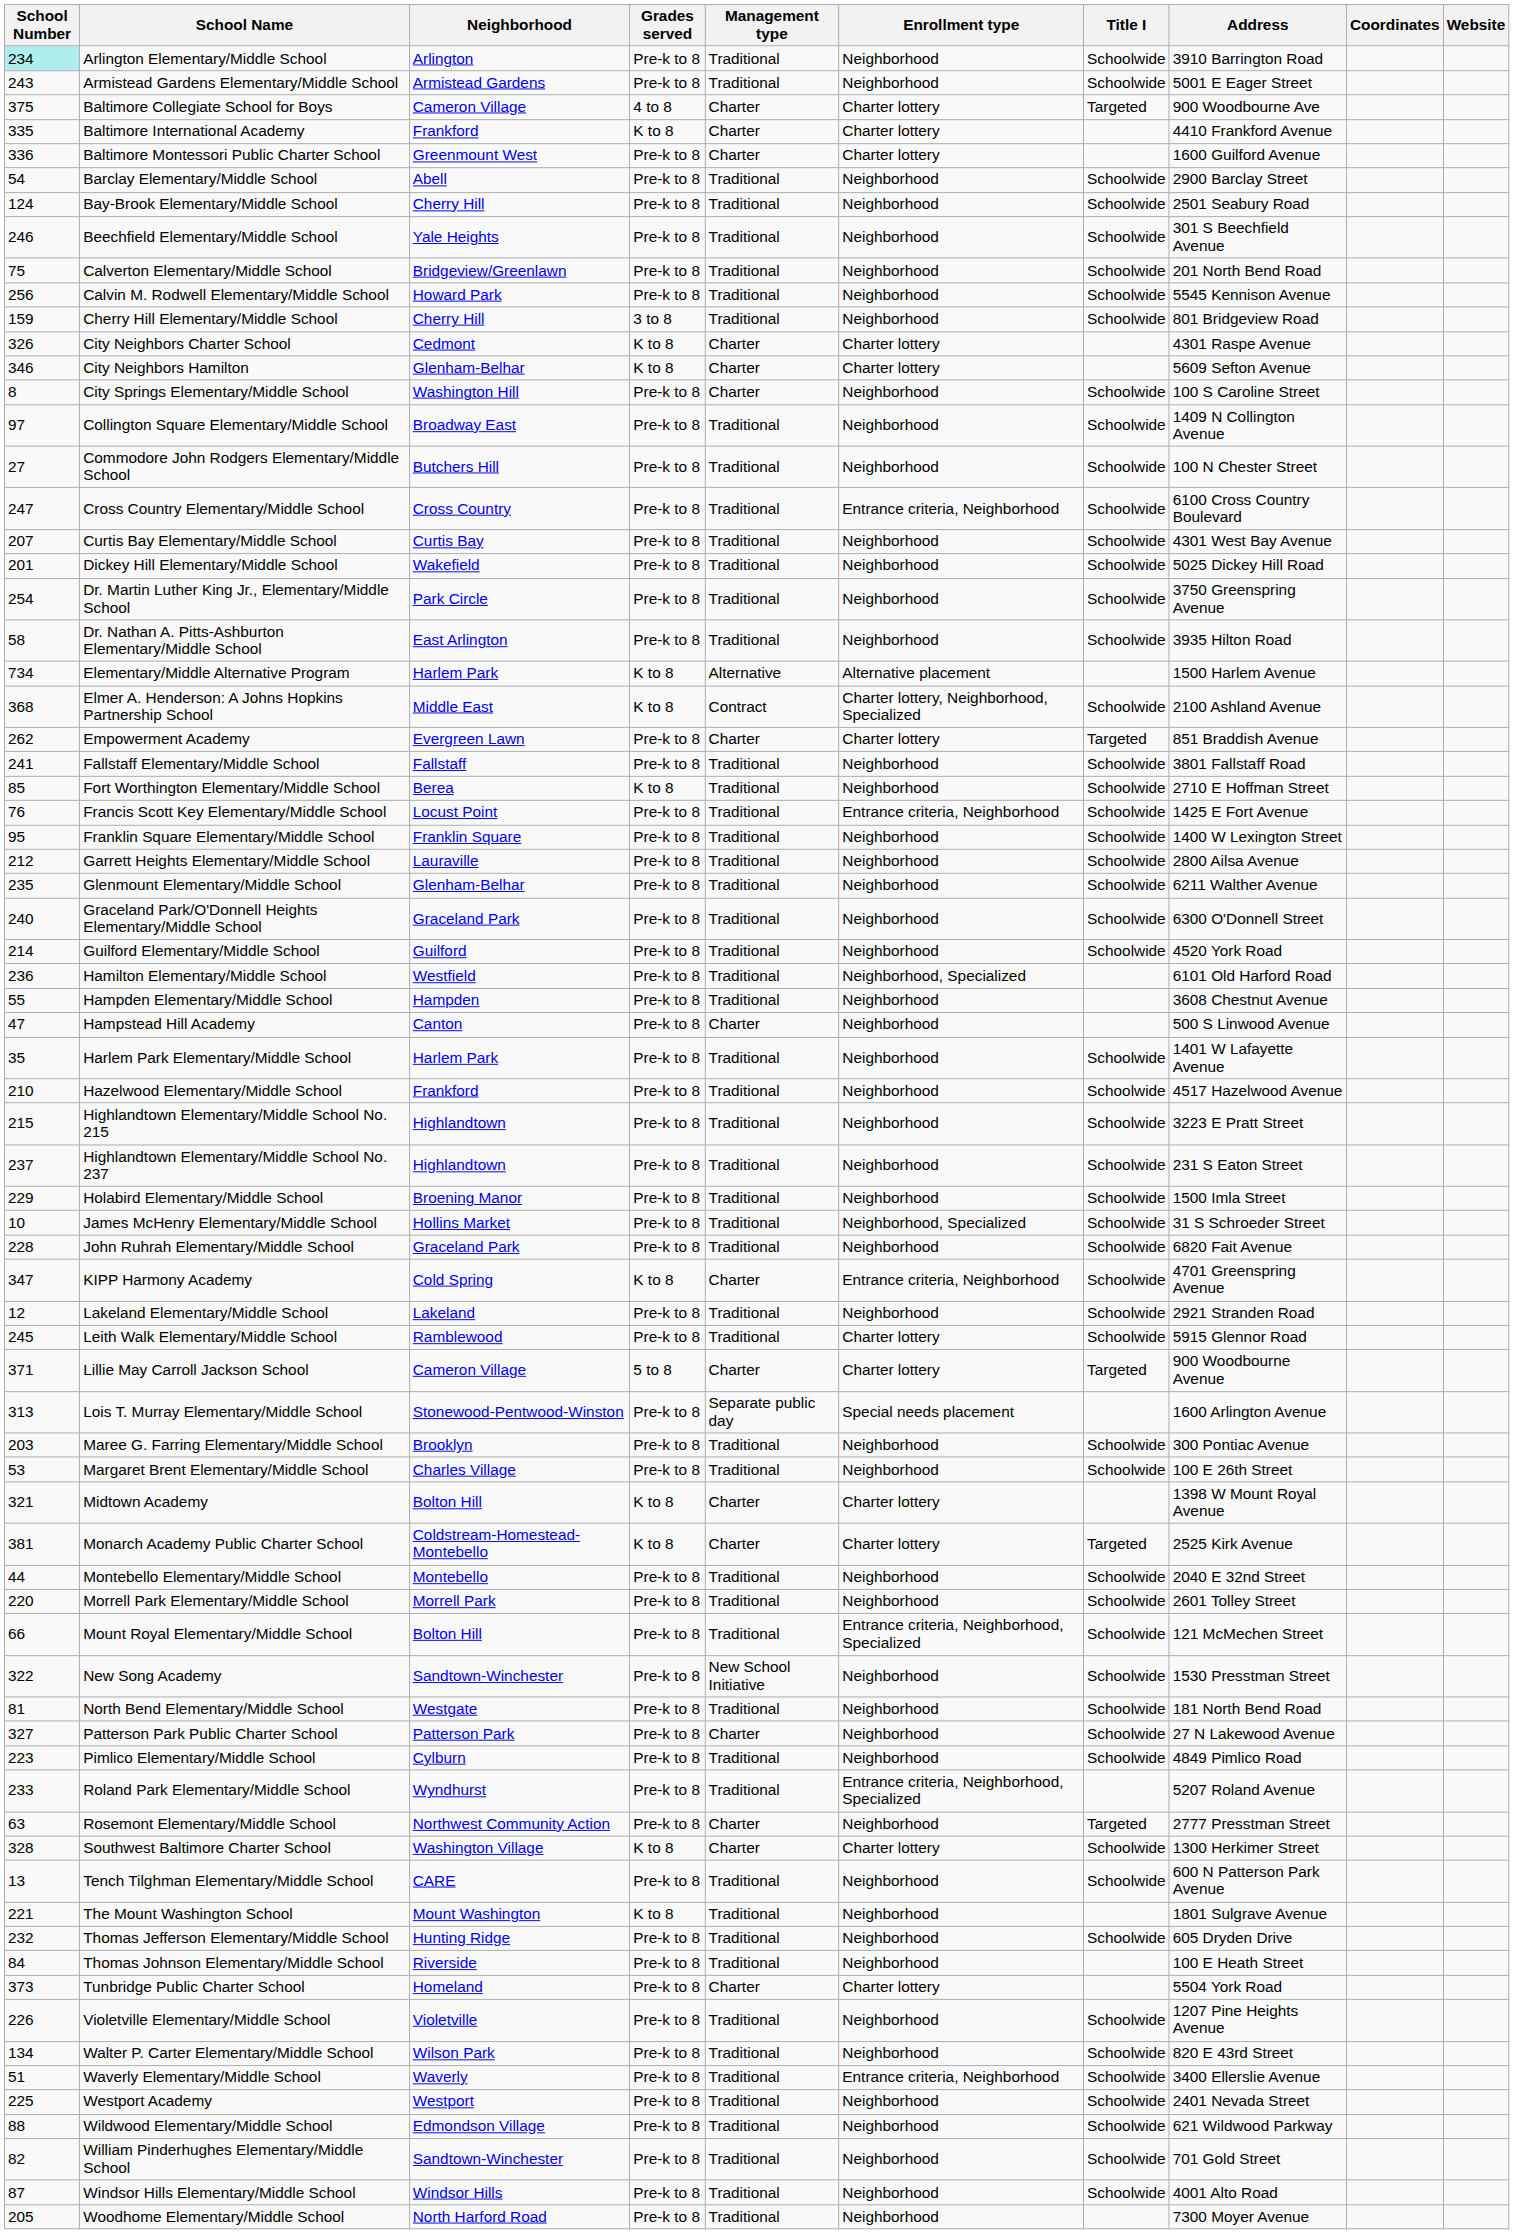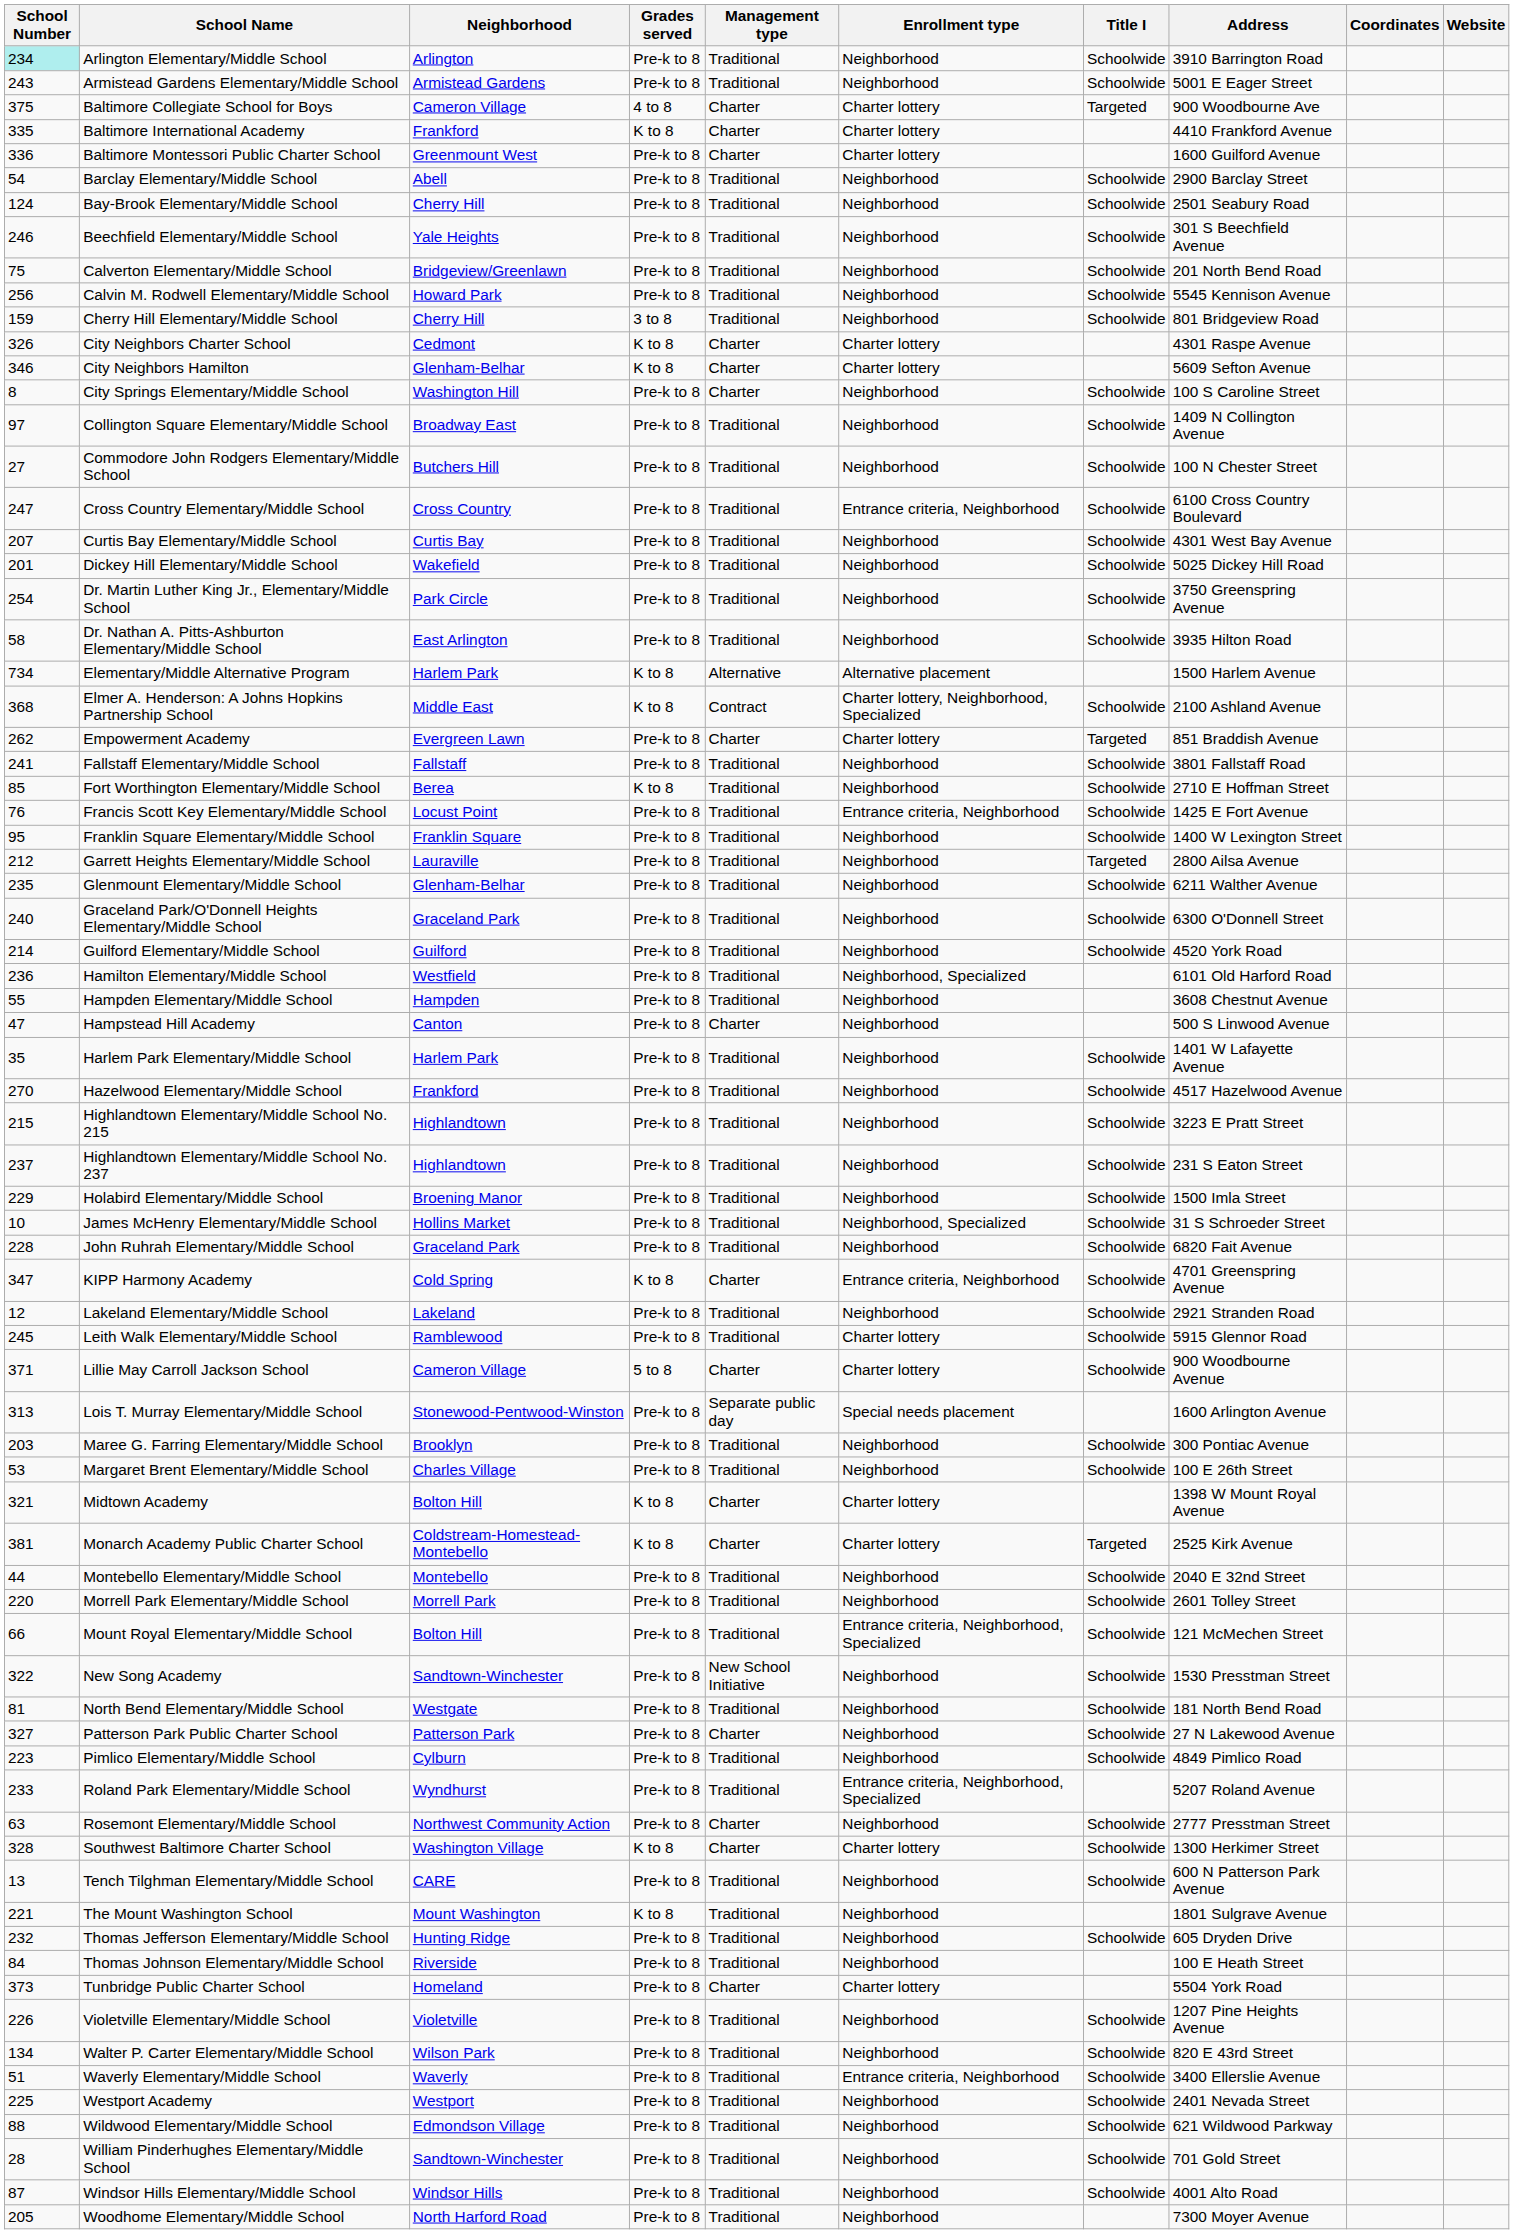(1126, 861) Schoolwide -> (1117, 861) Targeted
(21, 1090) 210 -> (21, 1090) 270
(1117, 1370) Targeted -> (1126, 1370) Schoolwide
(1117, 1823) Targeted -> (1126, 1823) Schoolwide
(17, 2159) 82 -> (17, 2159) 28
